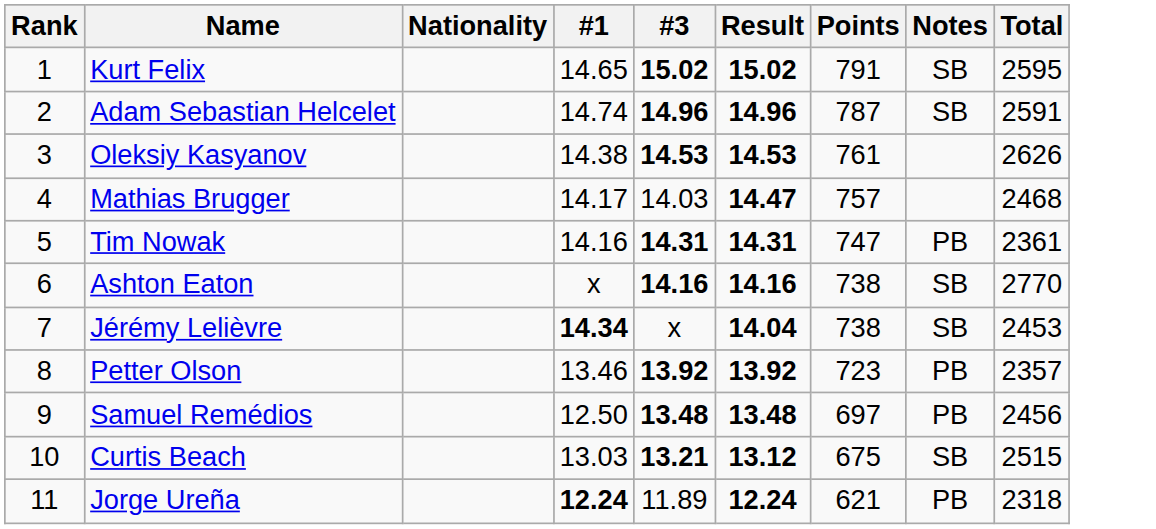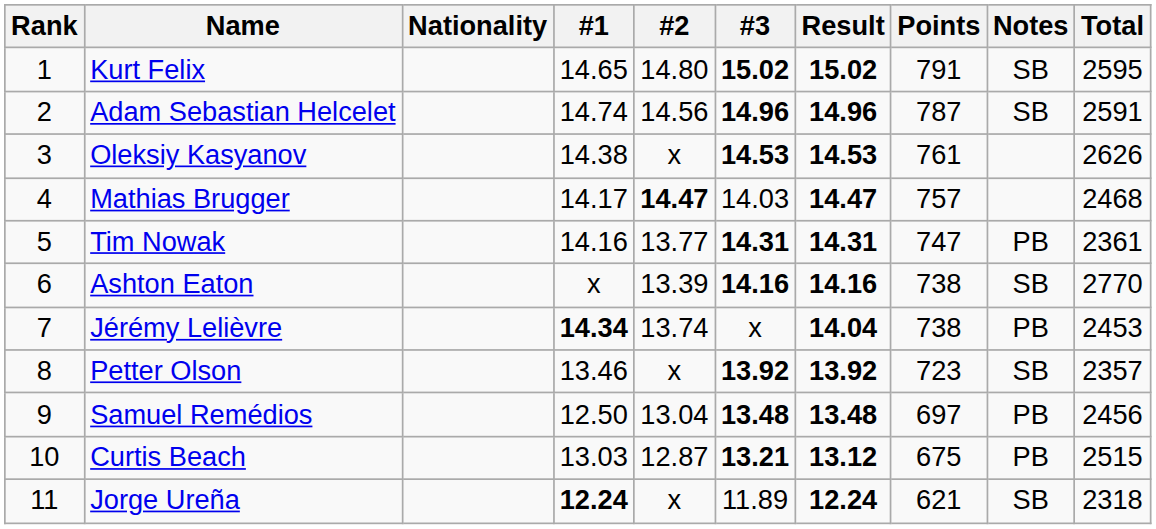+ column: (674, 26)
(950, 328) SB -> (1031, 328) PB
(950, 371) PB -> (1031, 371) SB
(950, 457) SB -> (1031, 457) PB
(950, 500) PB -> (1031, 500) SB
